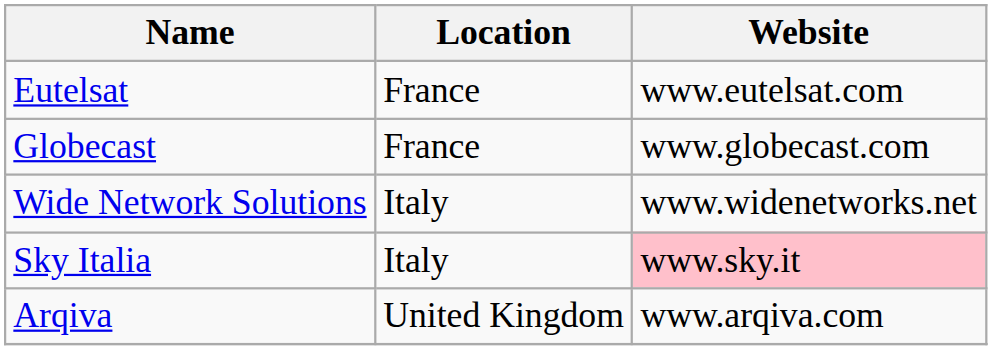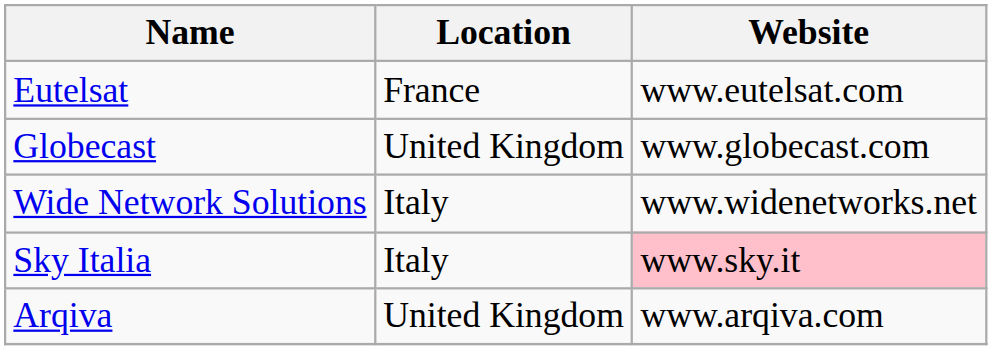(432, 145) France -> (504, 145) United Kingdom
